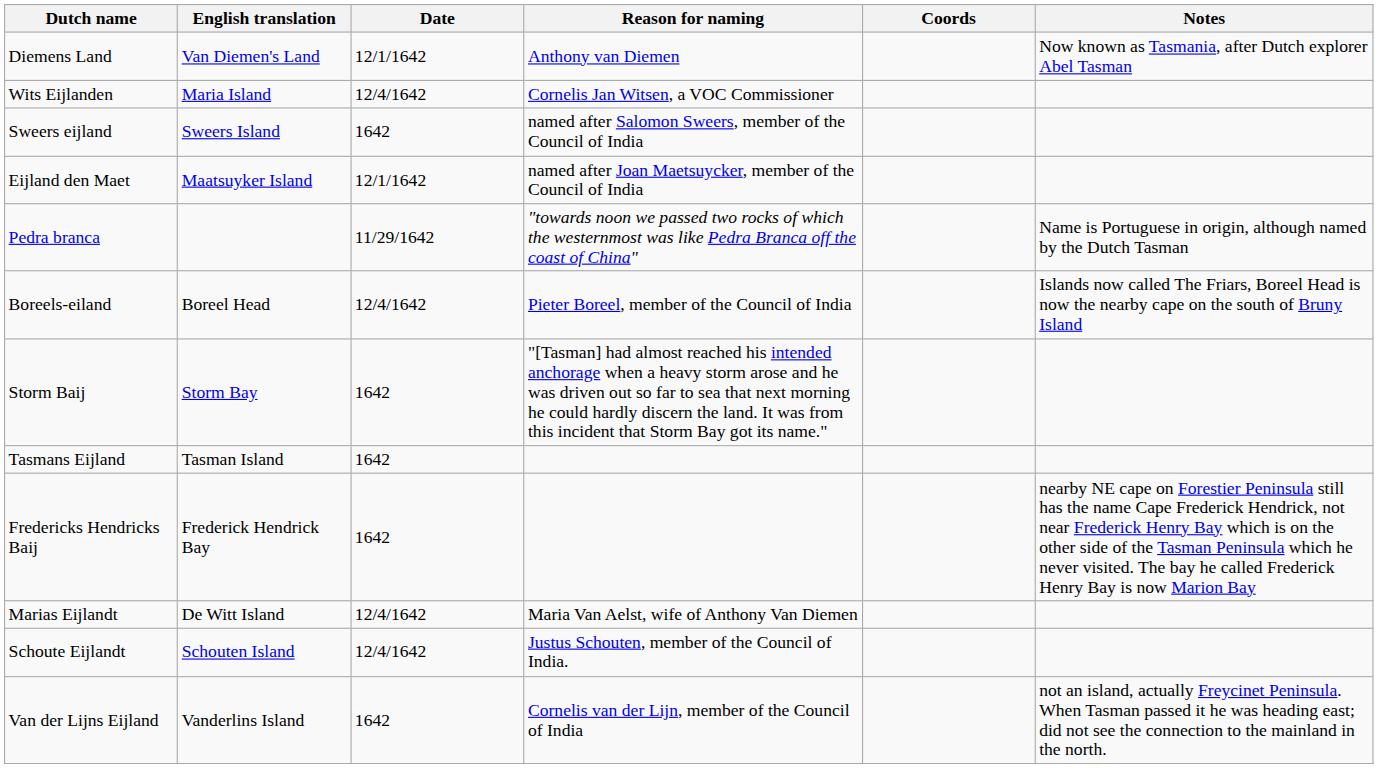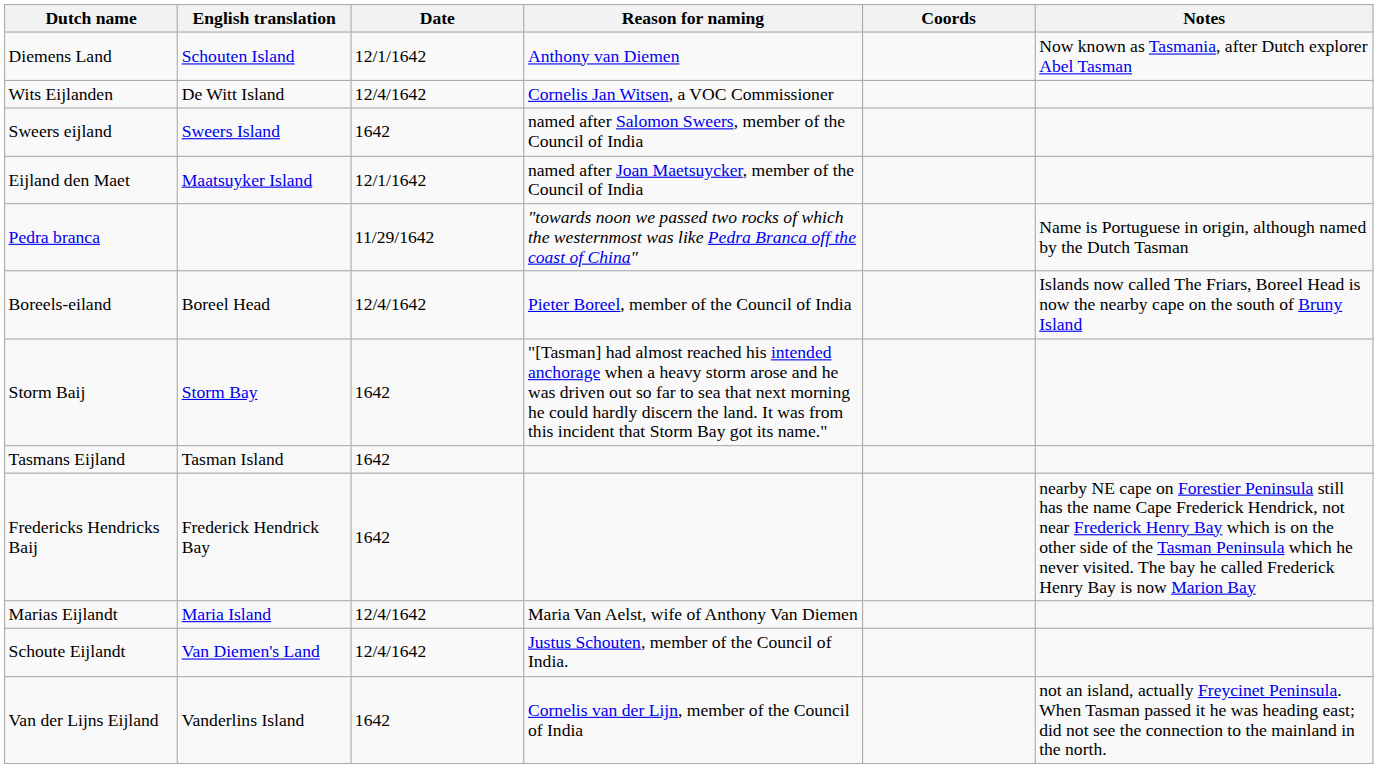(251, 56) Van Diemen's Land -> (238, 56) Schouten Island
(226, 94) Maria Island -> (233, 94) De Witt Island
(233, 614) De Witt Island -> (226, 614) Maria Island
(238, 652) Schouten Island -> (251, 652) Van Diemen's Land
